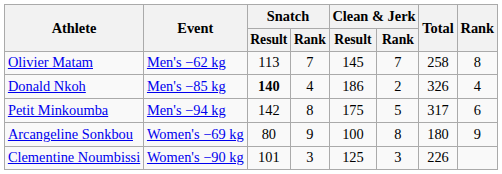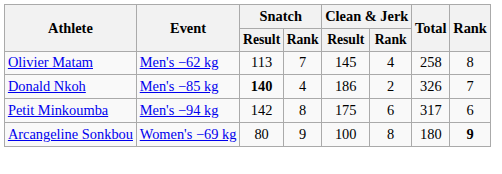(398, 62) 7 -> (391, 62) 4
(477, 86) 4 -> (470, 86) 7
(398, 110) 5 -> (391, 110) 6
(477, 134) normal -> (470, 134) bold
- row: (74, 157)
